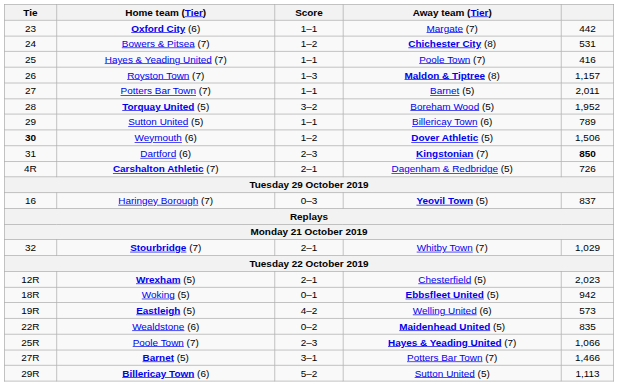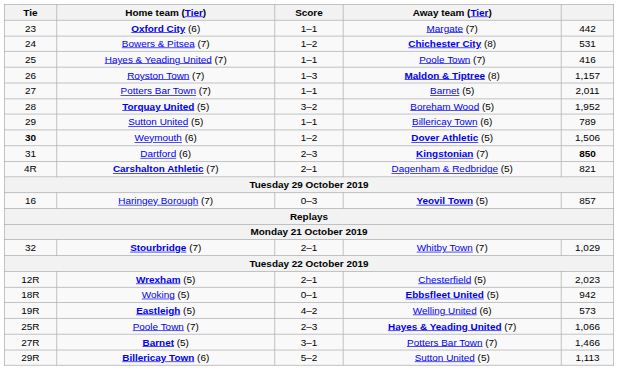(588, 170) 726 -> (588, 170) 821
(588, 201) 837 -> (588, 201) 857
- row: (166, 327)
